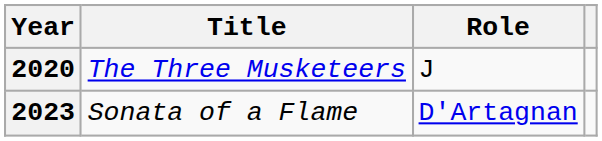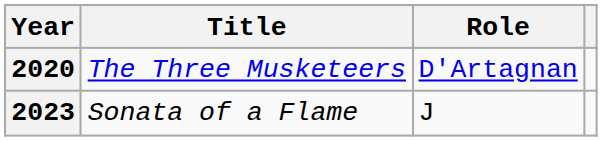(427, 70) J -> (498, 70) D'Artagnan
(498, 113) D'Artagnan -> (427, 113) J
